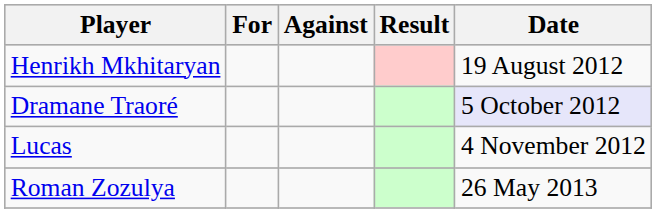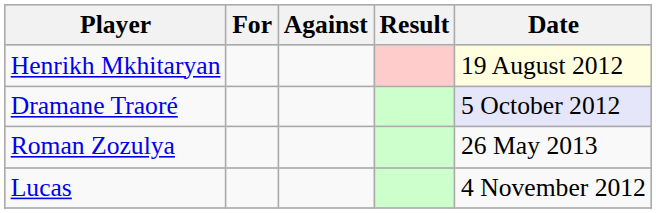(542, 65) no background -> (542, 65) lightyellow background
rows swapped: (41, 146) <-> (93, 187)
